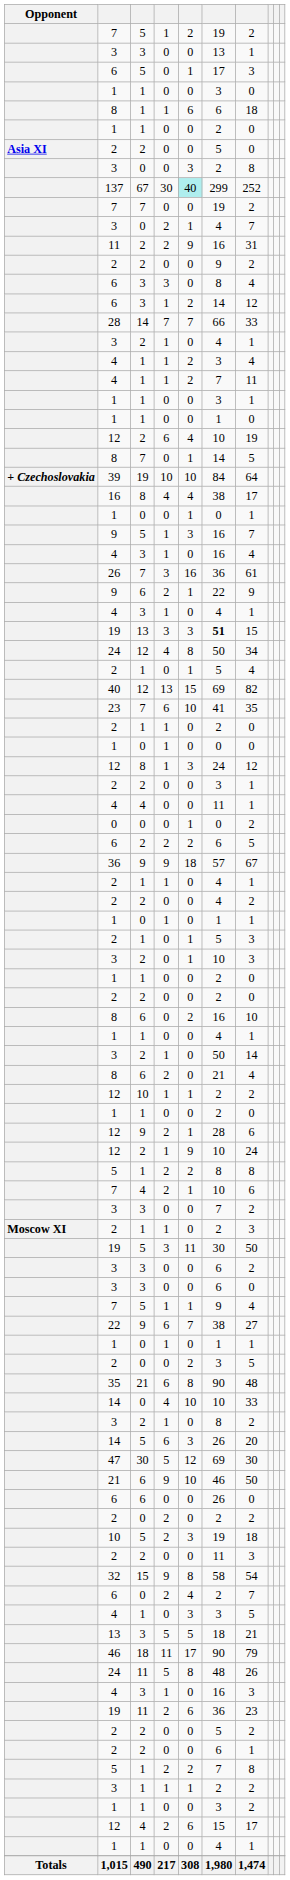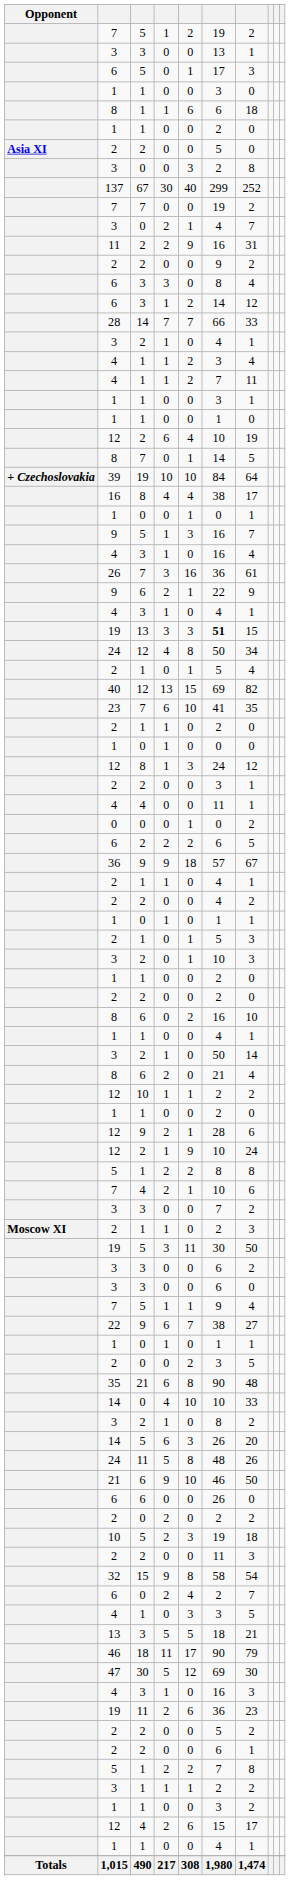(190, 187) paleturquoise background -> (190, 187) no background
rows swapped: (114, 1672) <-> (114, 1460)
